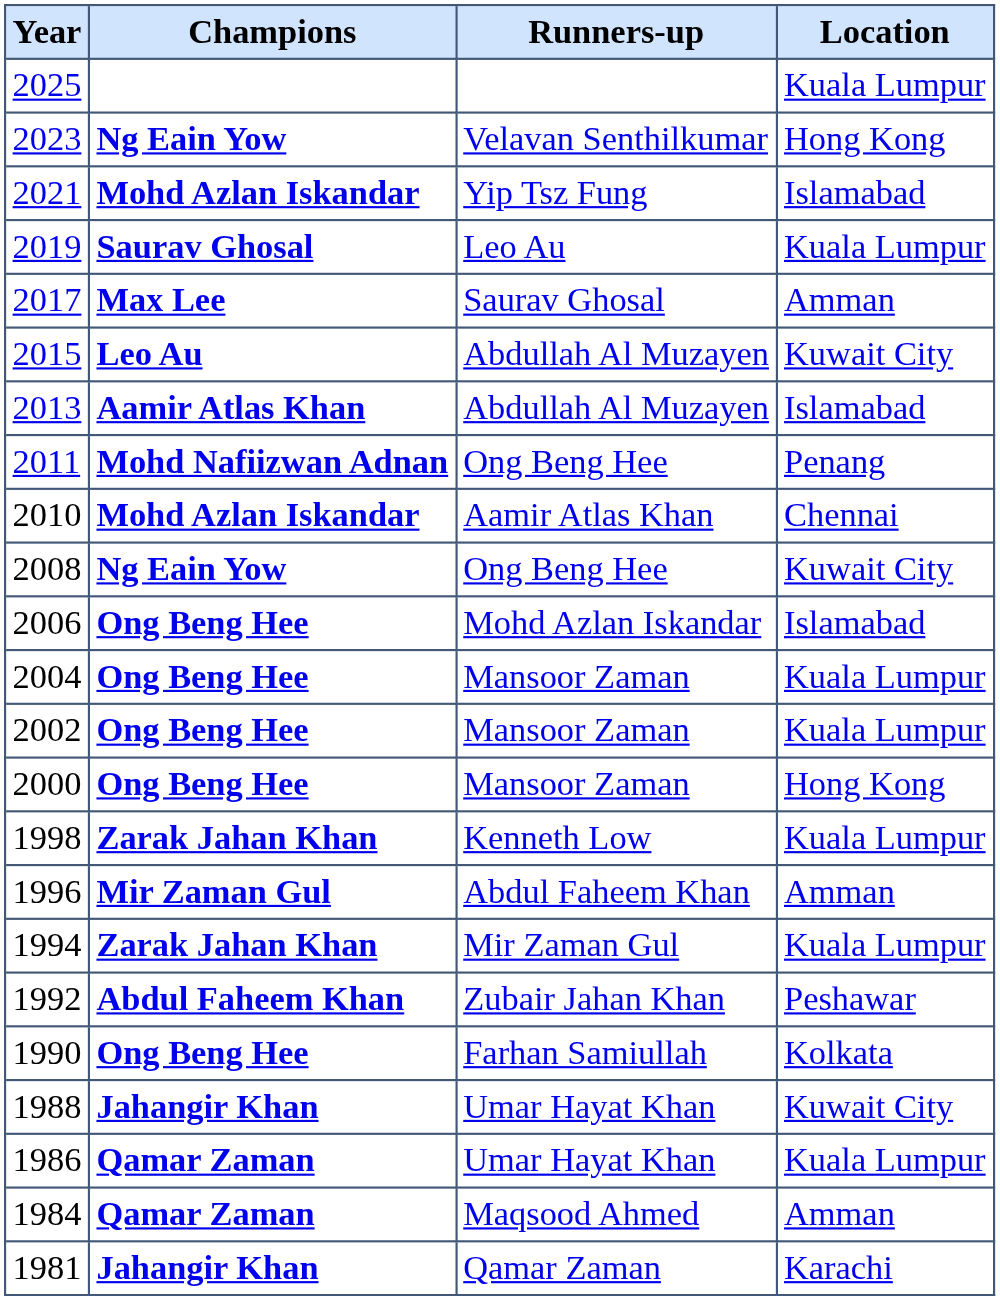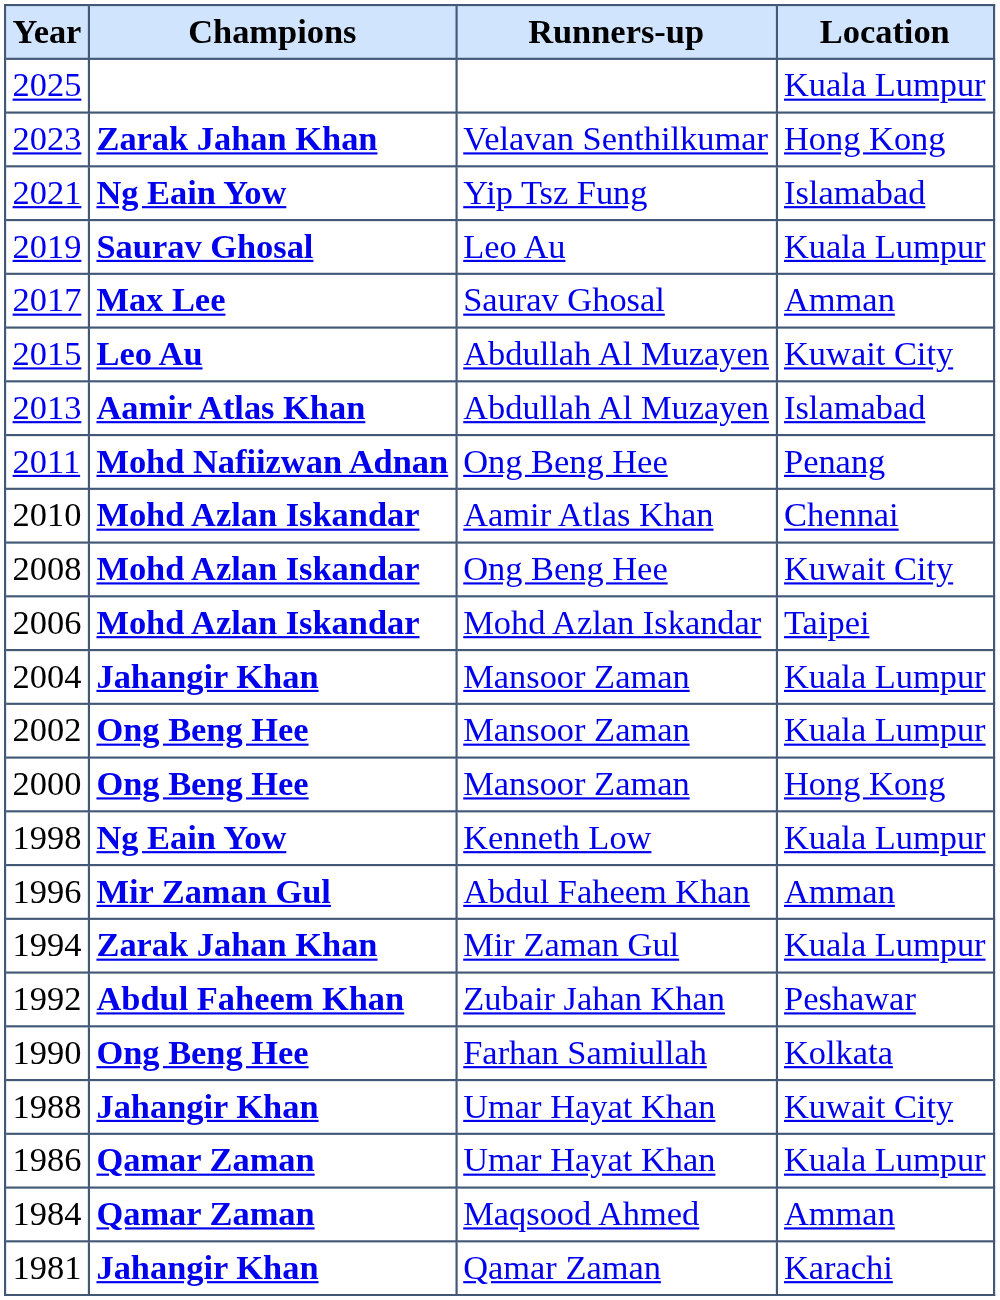(191, 138) Ng Eain Yow -> (237, 138) Zarak Jahan Khan
(258, 192) Mohd Azlan Iskandar -> (191, 192) Ng Eain Yow
(191, 568) Ng Eain Yow -> (258, 568) Mohd Azlan Iskandar
(203, 622) Ong Beng Hee -> (258, 622) Mohd Azlan Iskandar
(855, 622) Islamabad -> (827, 622) Taipei
(203, 676) Ong Beng Hee -> (207, 676) Jahangir Khan
(237, 837) Zarak Jahan Khan -> (191, 837) Ng Eain Yow
